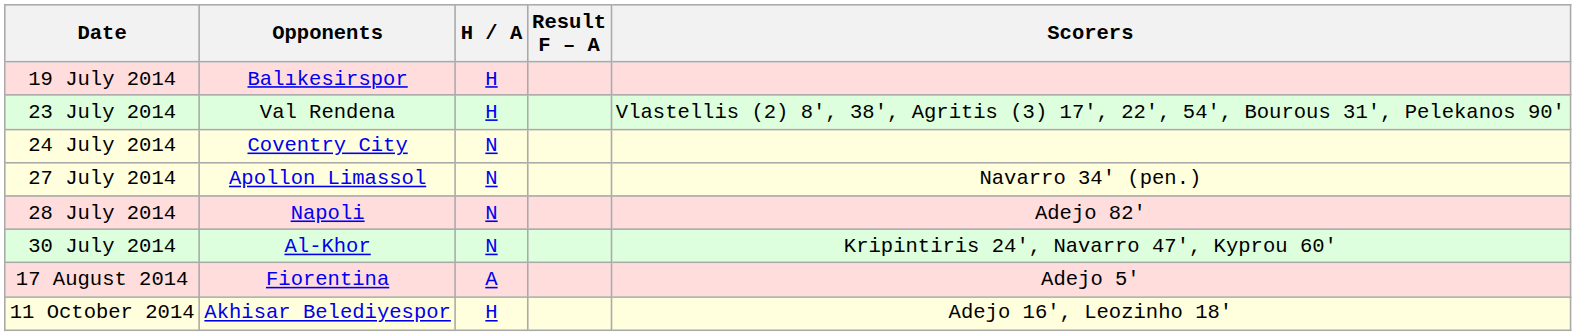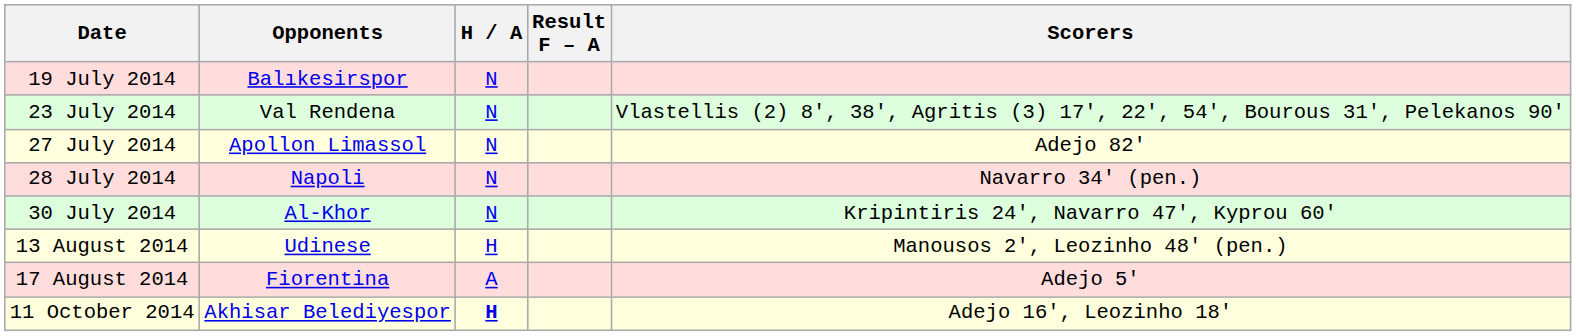(491, 79) H -> (491, 79) N
(491, 112) H -> (491, 112) N
- row: (102, 146)
(1090, 179) Navarro 34' (pen.) -> (1090, 146) Adejo 82'
(1090, 213) Adejo 82' -> (1090, 179) Navarro 34' (pen.)
+ row: (102, 246)
(491, 313) normal -> (491, 313) bold
